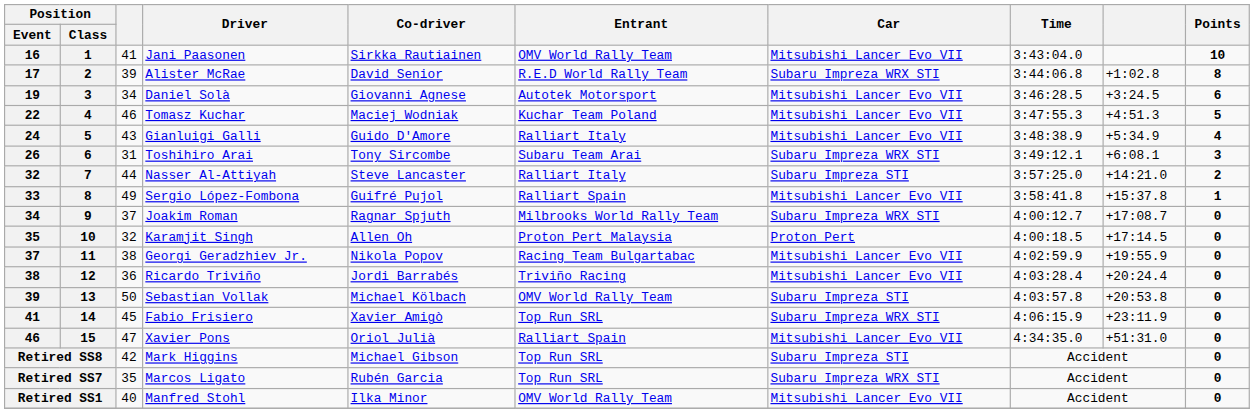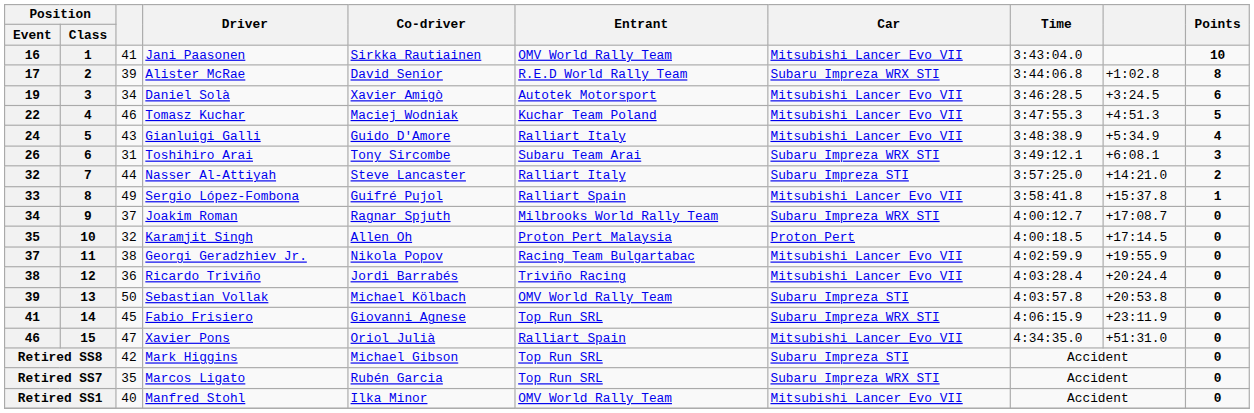(408, 95) Giovanni Agnese -> (397, 95) Xavier Amigò
(397, 318) Xavier Amigò -> (408, 318) Giovanni Agnese
